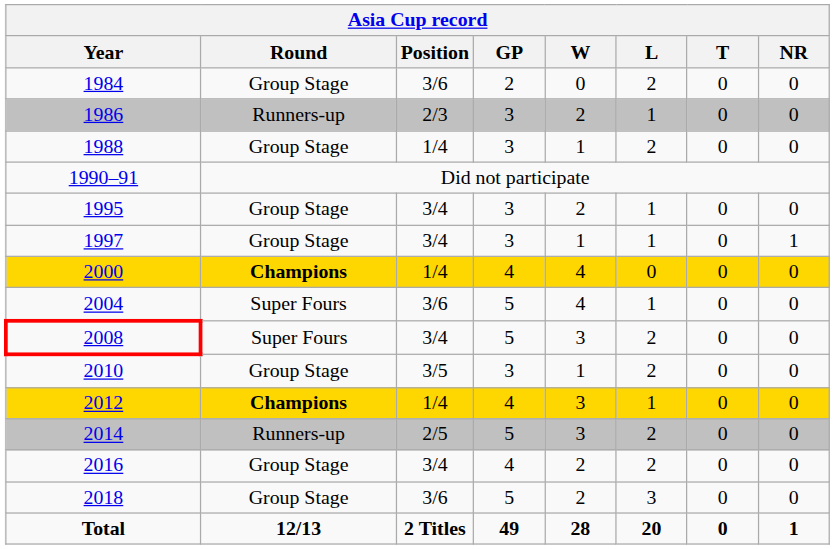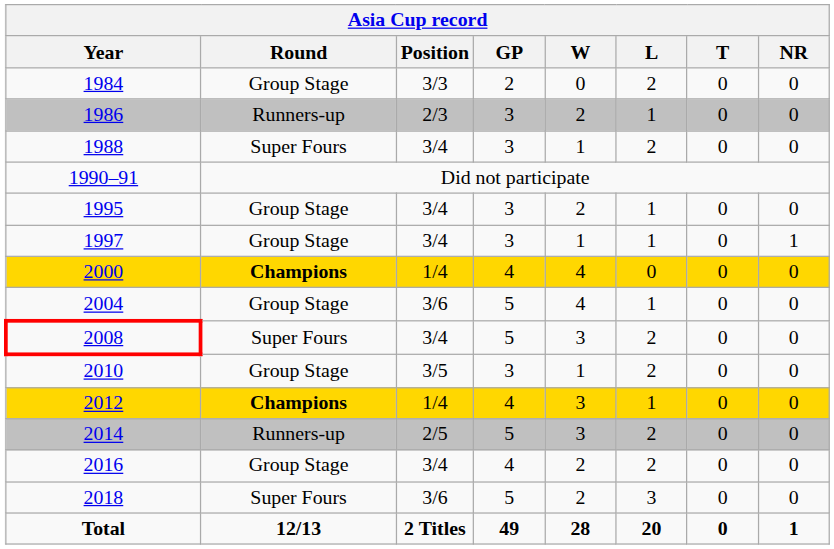(435, 83) 3/6 -> (435, 83) 3/3
(299, 146) Group Stage -> (299, 146) Super Fours
(435, 146) 1/4 -> (435, 146) 3/4
(299, 304) Super Fours -> (299, 304) Group Stage
(299, 497) Group Stage -> (299, 497) Super Fours
